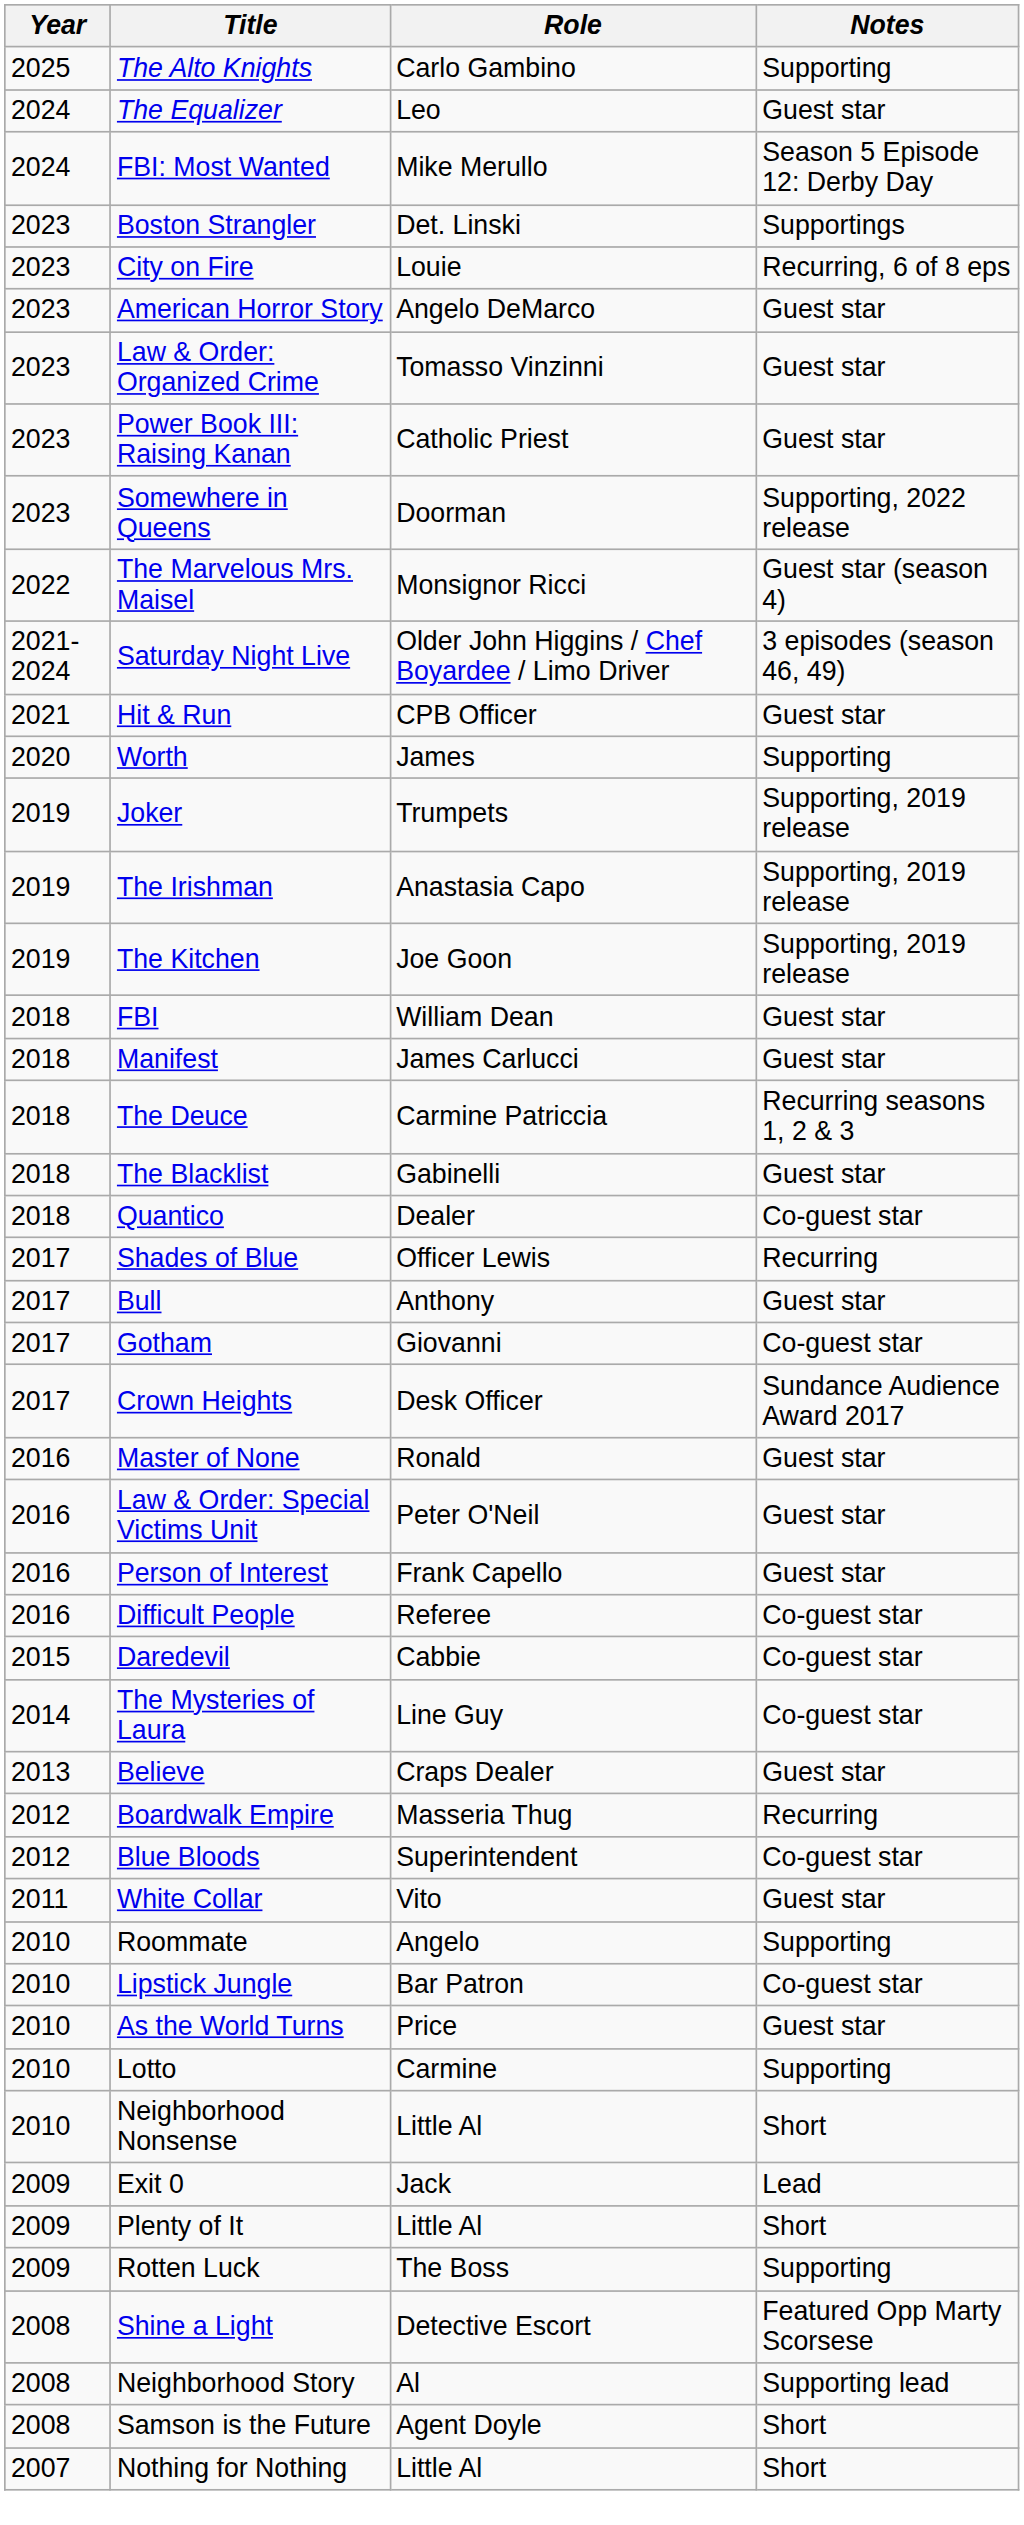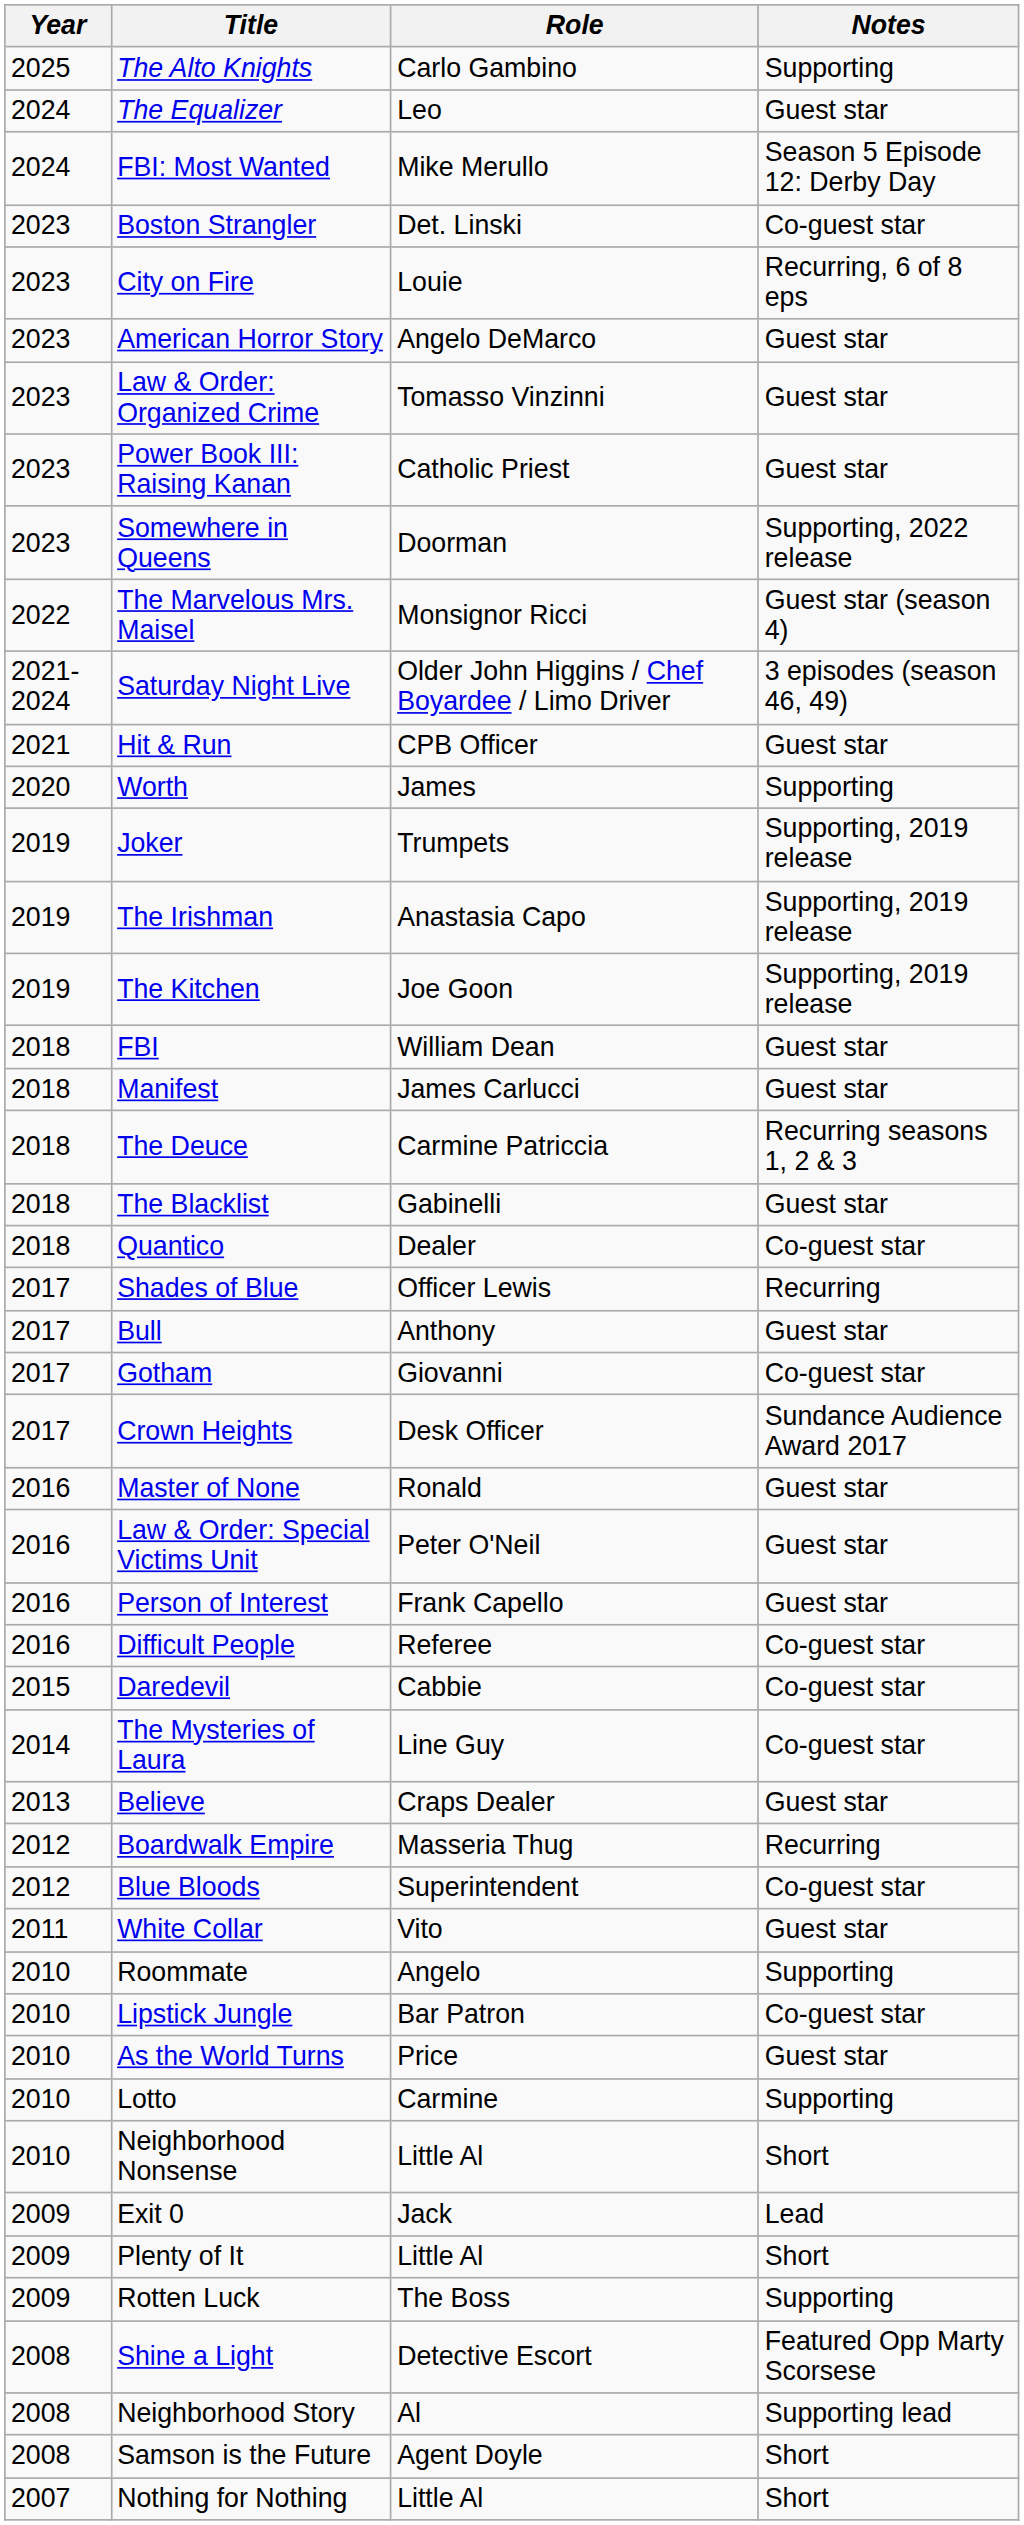(834, 225) Supportings -> (845, 225) Co-guest star
